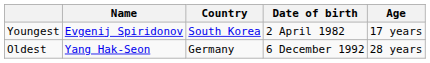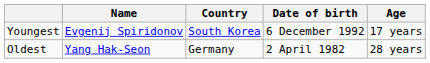(305, 31) 2 April 1982 -> (315, 31) 6 December 1992
(315, 49) 6 December 1992 -> (305, 49) 2 April 1982
